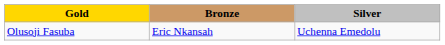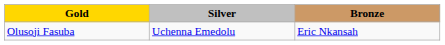columns swapped: (367, 13) <-> (222, 13)
